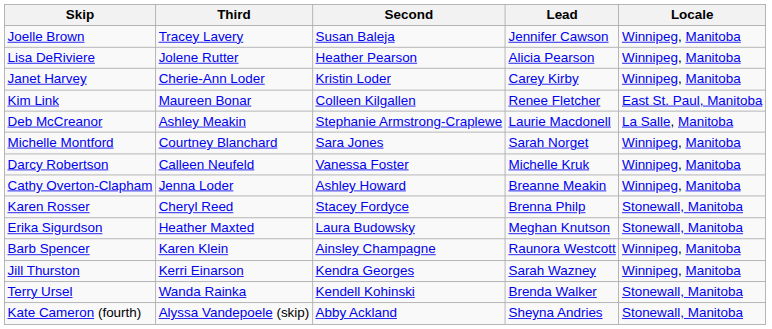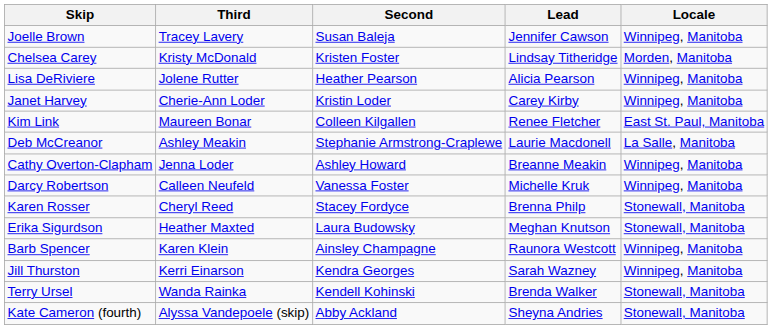+ row: (52, 57)
- row: (61, 143)
rows swapped: (80, 185) <-> (58, 164)
